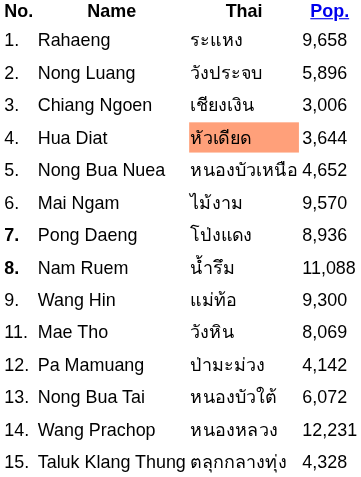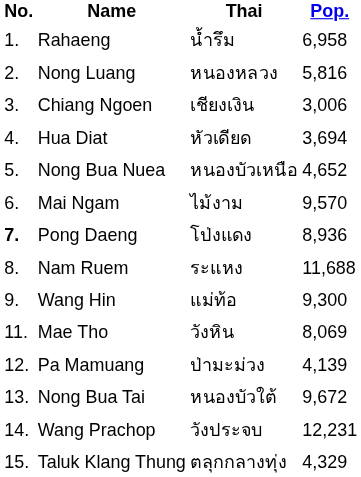(217, 40) ระแหง -> (213, 40) น้ำรึม
(325, 39) 9,658 -> (325, 39) 6,958
(226, 72) วังประจบ -> (234, 72) หนองหลวง
(325, 72) 5,896 -> (325, 72) 5,816
(221, 137) lightsalmon background -> (221, 137) no background
(325, 137) 3,644 -> (325, 137) 3,694
(12, 267) bold -> (12, 267) normal
(213, 267) น้ำรึม -> (217, 267) ระแหง
(329, 267) 11,088 -> (329, 267) 11,688
(325, 364) 4,142 -> (325, 364) 4,139
(325, 397) 6,072 -> (325, 397) 9,672
(234, 430) หนองหลวง -> (226, 430) วังประจบ
(325, 462) 4,328 -> (325, 462) 4,329
